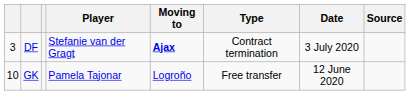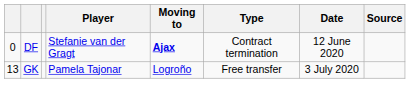(13, 47) 3 -> (13, 47) 0
(332, 47) 3 July 2020 -> (332, 47) 12 June 2020
(13, 76) 10 -> (13, 70) 13
(332, 76) 12 June 2020 -> (332, 70) 3 July 2020
